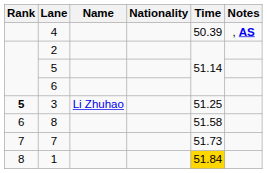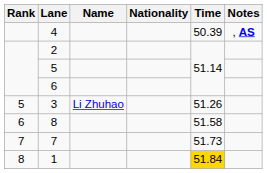(21, 104) bold -> (21, 104) normal
(208, 104) 51.25 -> (208, 104) 51.26
